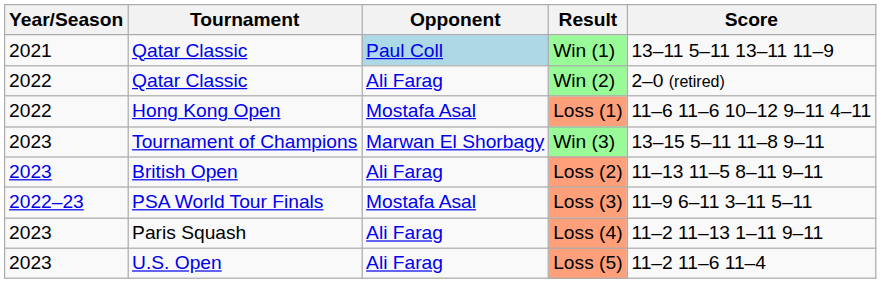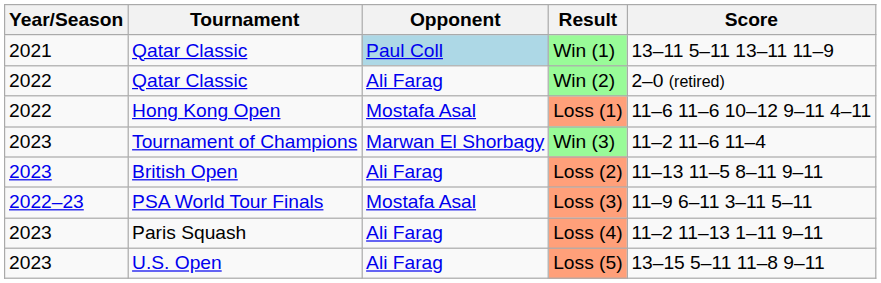(728, 141) 13–15 5–11 11–8 9–11 -> (699, 141) 11–2 11–6 11–4
(699, 263) 11–2 11–6 11–4 -> (728, 263) 13–15 5–11 11–8 9–11
